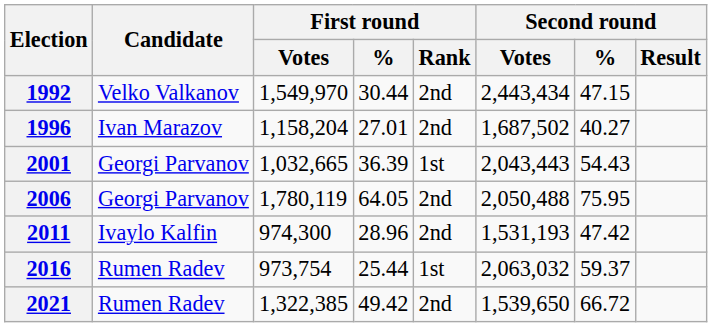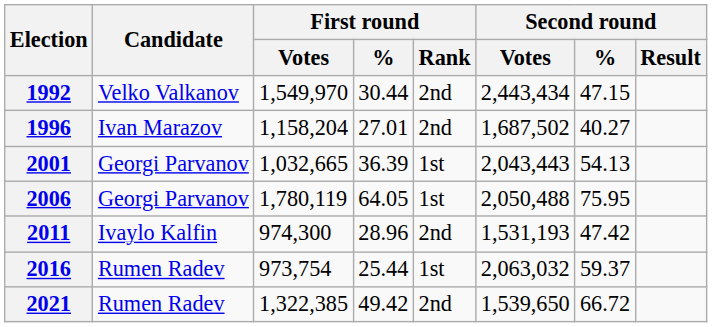(605, 163) 54.43 -> (605, 163) 54.13
(435, 198) 2nd -> (432, 198) 1st
